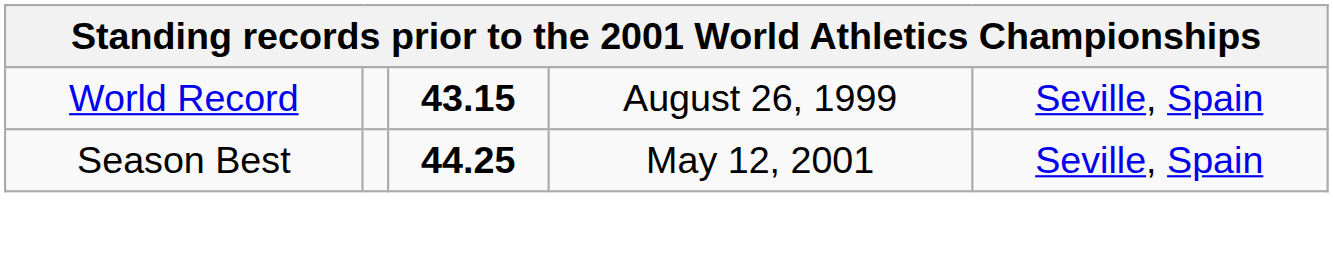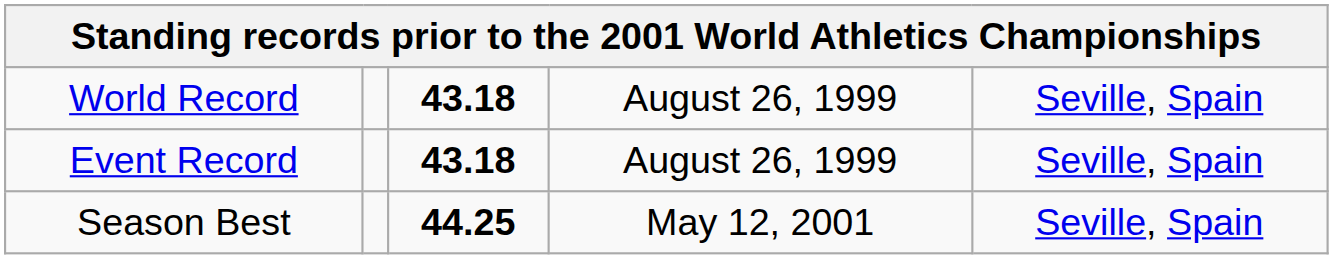(468, 97) 43.15 -> (468, 97) 43.18
+ row: (184, 159)
